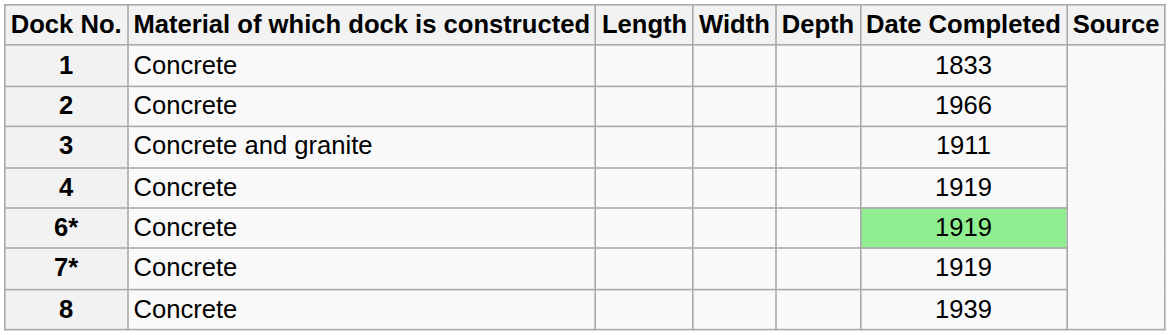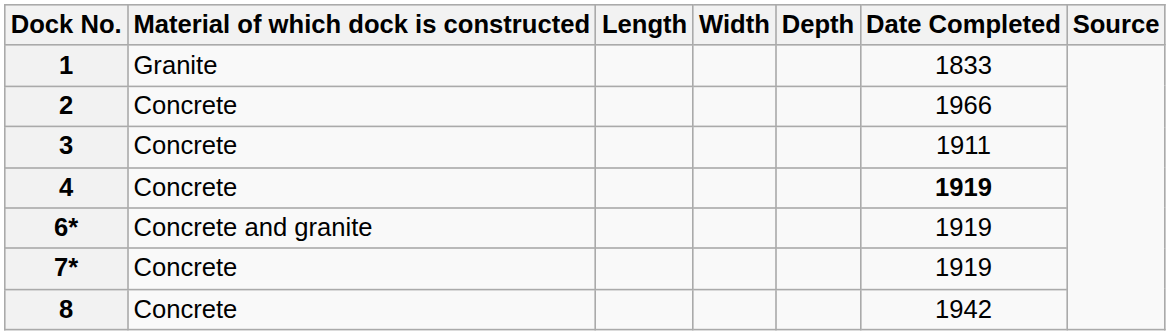(185, 65) Concrete -> (175, 65) Granite
(253, 146) Concrete and granite -> (185, 146) Concrete
(963, 187) normal -> (963, 187) bold
(185, 227) Concrete -> (253, 227) Concrete and granite
(963, 227) lightgreen background -> (963, 227) no background
(963, 308) 1939 -> (963, 308) 1942
